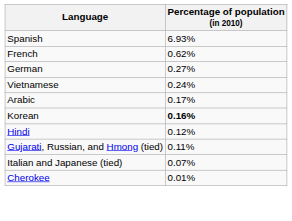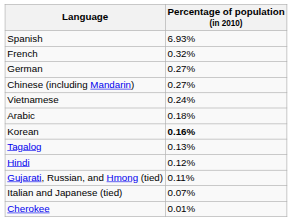(181, 54) 0.62% -> (181, 54) 0.32%
+ row: (71, 85)
(181, 100) 0.17% -> (181, 116) 0.18%
+ row: (24, 147)
